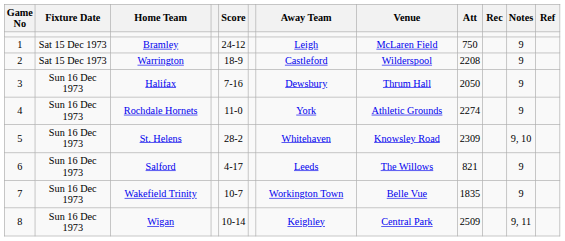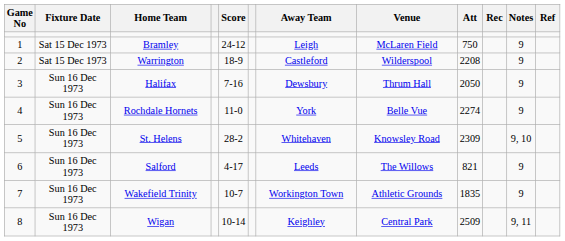(407, 111) Athletic Grounds -> (407, 111) Belle Vue
(407, 194) Belle Vue -> (407, 194) Athletic Grounds
